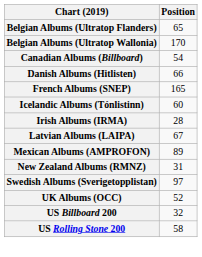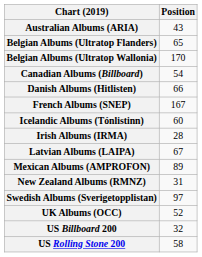+ row: (82, 27)
(178, 89) 165 -> (178, 105) 167
